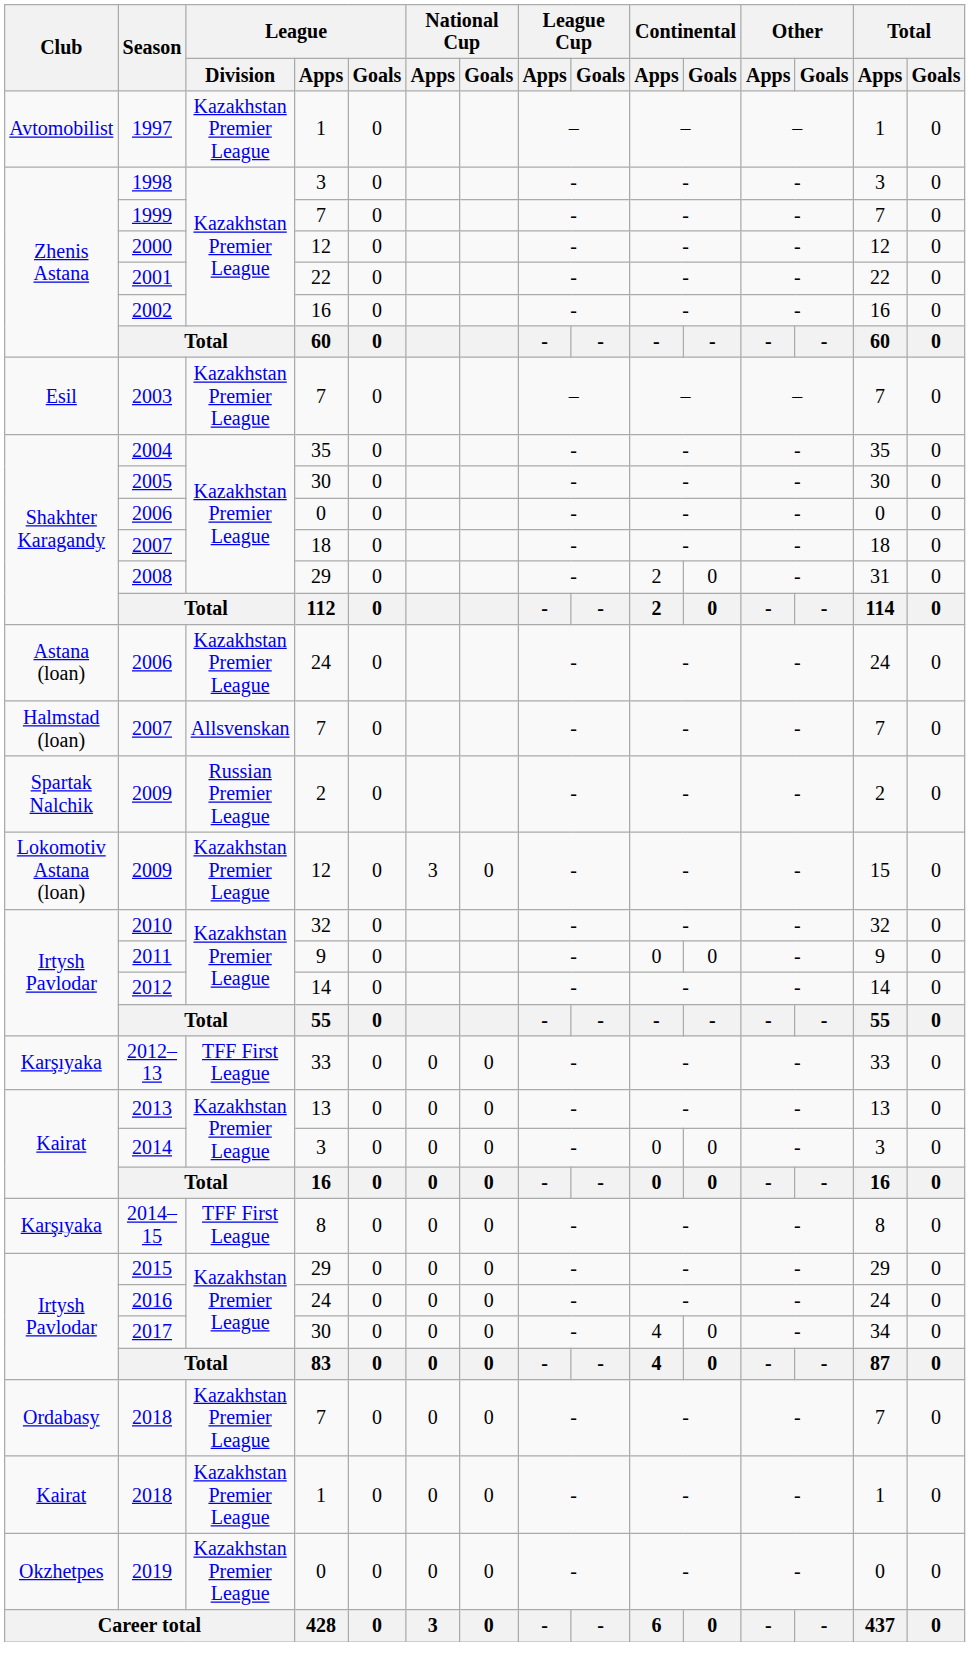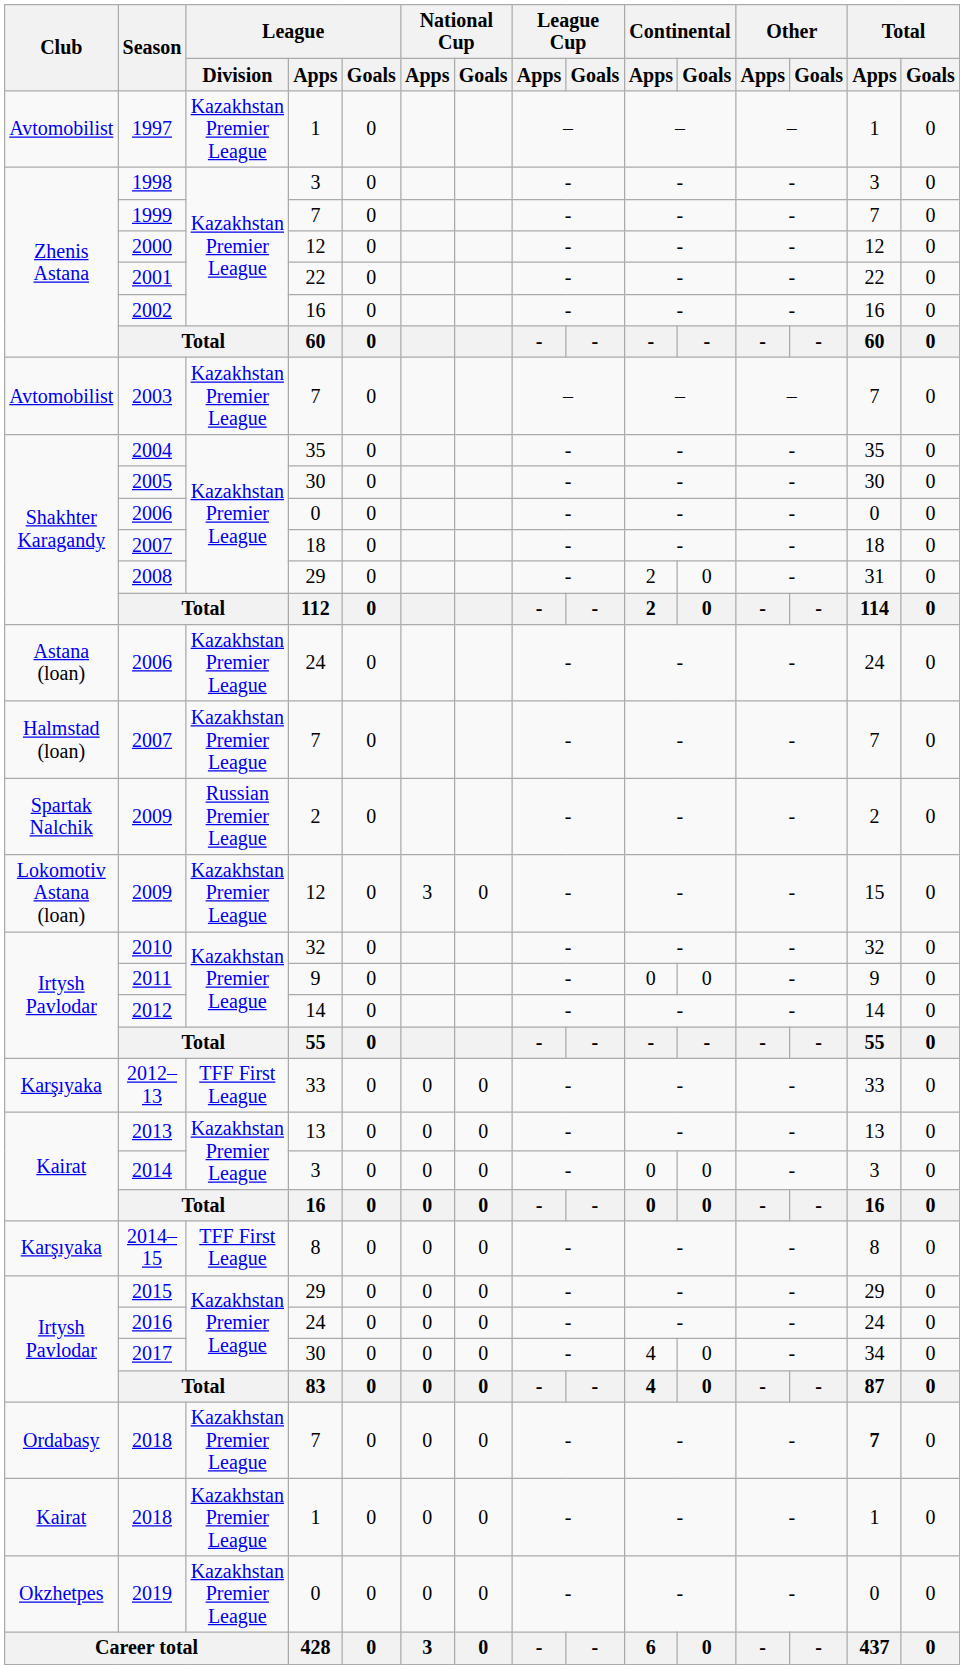(61, 395) Esil -> (61, 395) Avtomobilist
(240, 728) Allsvenskan -> (237, 739) Kazakhstan Premier League
(880, 1417) normal -> (874, 1440) bold
